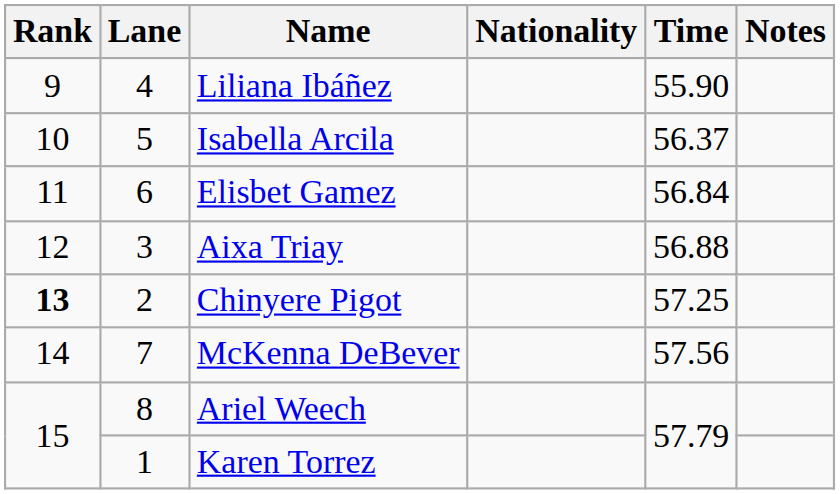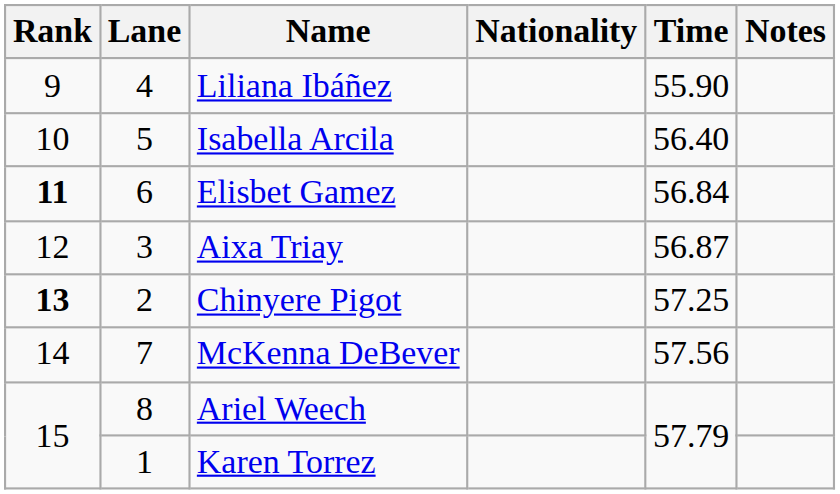(691, 138) 56.37 -> (691, 138) 56.40
(52, 192) normal -> (52, 192) bold
(691, 246) 56.88 -> (691, 246) 56.87
